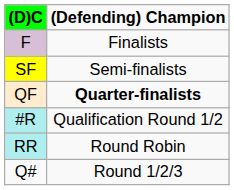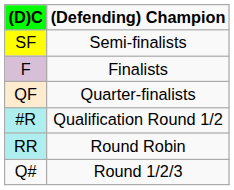rows swapped: (26, 43) <-> (26, 69)
(138, 94) bold -> (138, 94) normal
